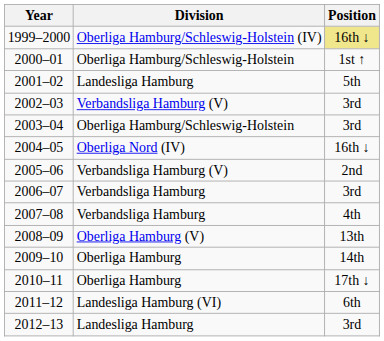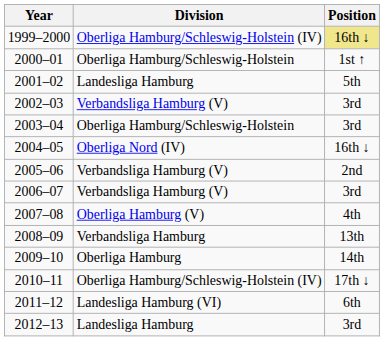(141, 192) Verbandsliga Hamburg -> (152, 192) Verbandsliga Hamburg (V)
(141, 214) Verbandsliga Hamburg -> (140, 214) Oberliga Hamburg (V)
(140, 236) Oberliga Hamburg (V) -> (141, 236) Verbandsliga Hamburg
(129, 280) Oberliga Hamburg -> (199, 280) Oberliga Hamburg/Schleswig-Holstein (IV)
